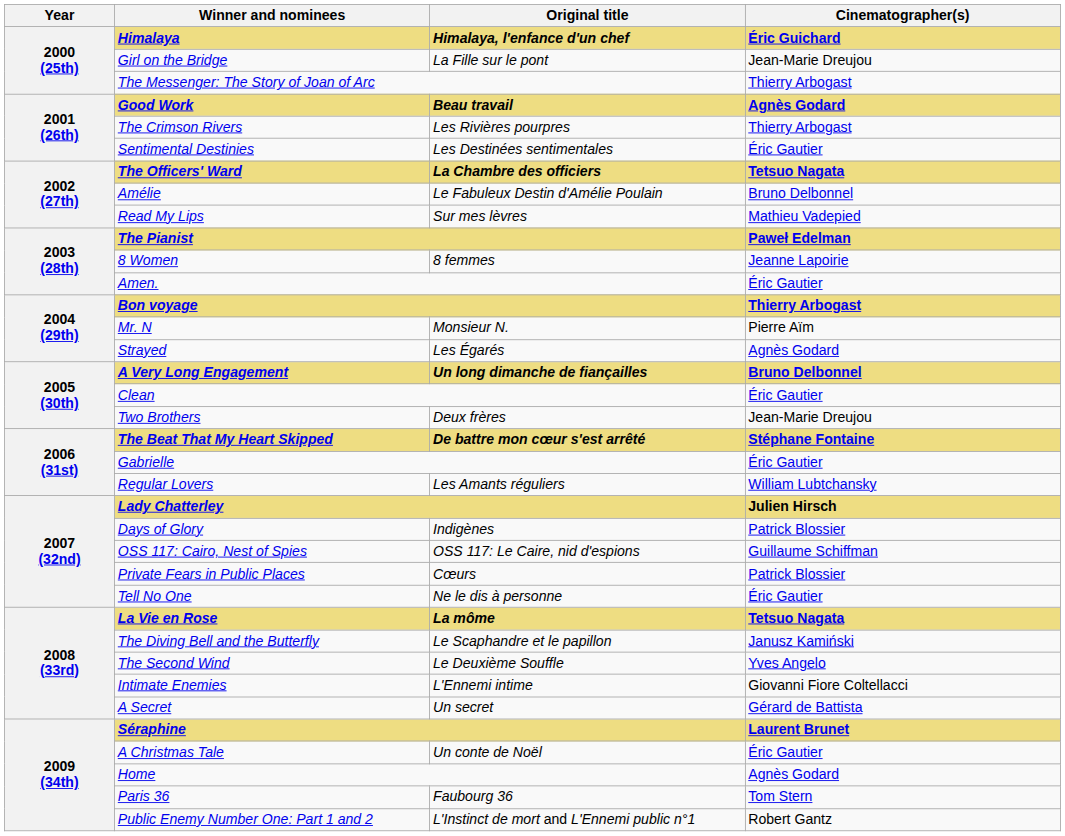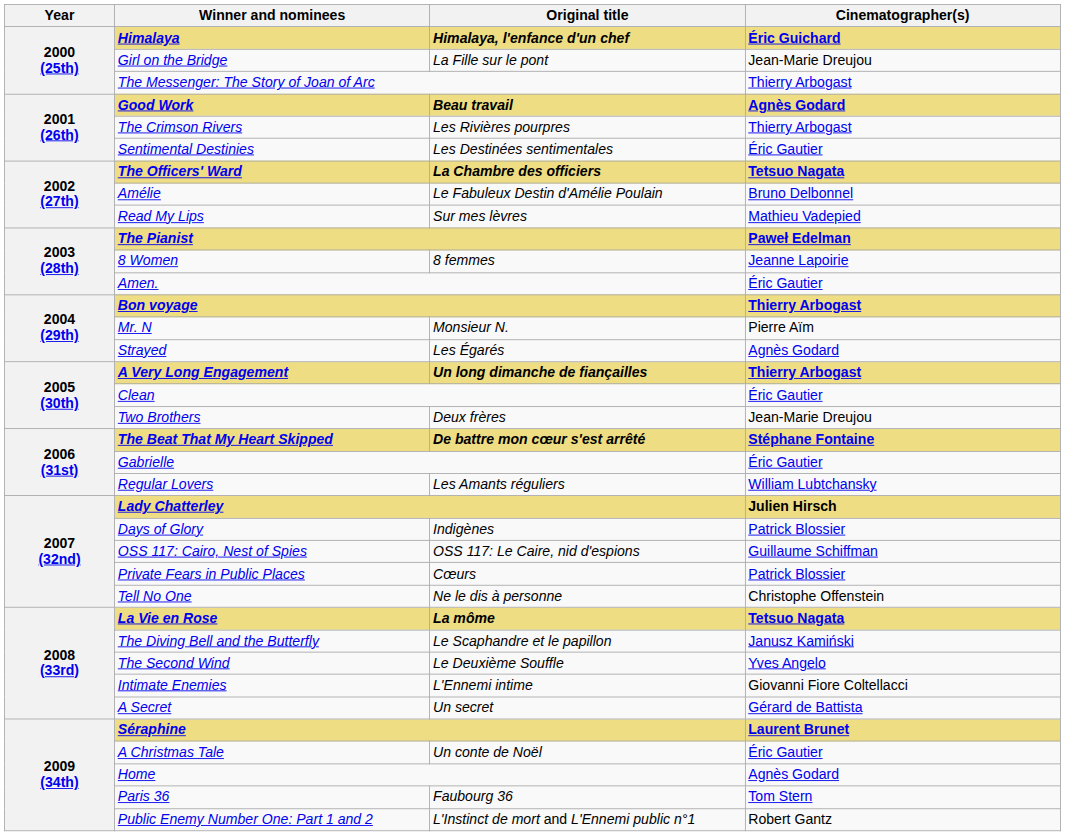(805, 372) Bruno Delbonnel -> (805, 372) Thierry Arbogast
(785, 596) Éric Gautier -> (816, 596) Christophe Offenstein
